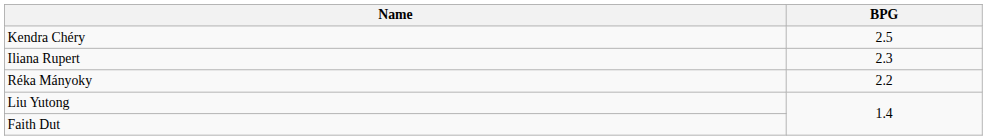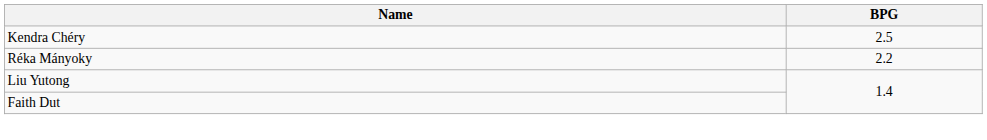- row: (44, 59)
